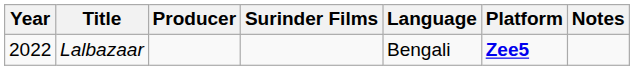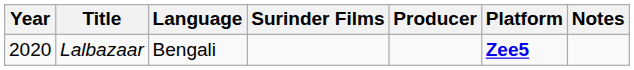columns swapped: (194, 19) <-> (432, 19)
(30, 49) 2022 -> (30, 49) 2020
